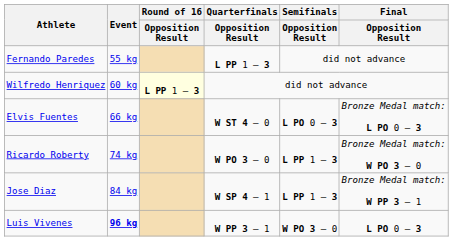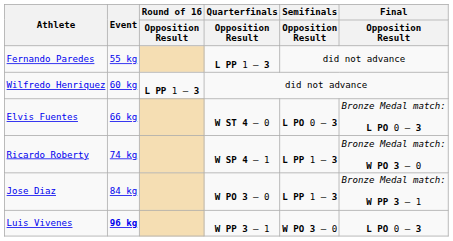(172, 90) lightyellow background -> (172, 90) no background
(242, 159) W PO 3 – 0 -> (242, 159) W SP 4 – 1
(242, 197) W SP 4 – 1 -> (242, 197) W PO 3 – 0
